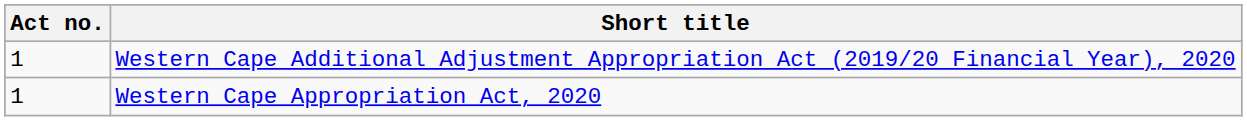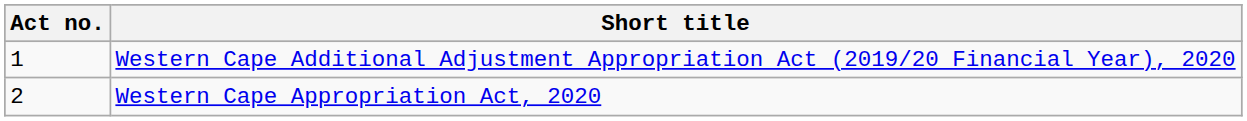(17, 97) 1 -> (17, 97) 2
